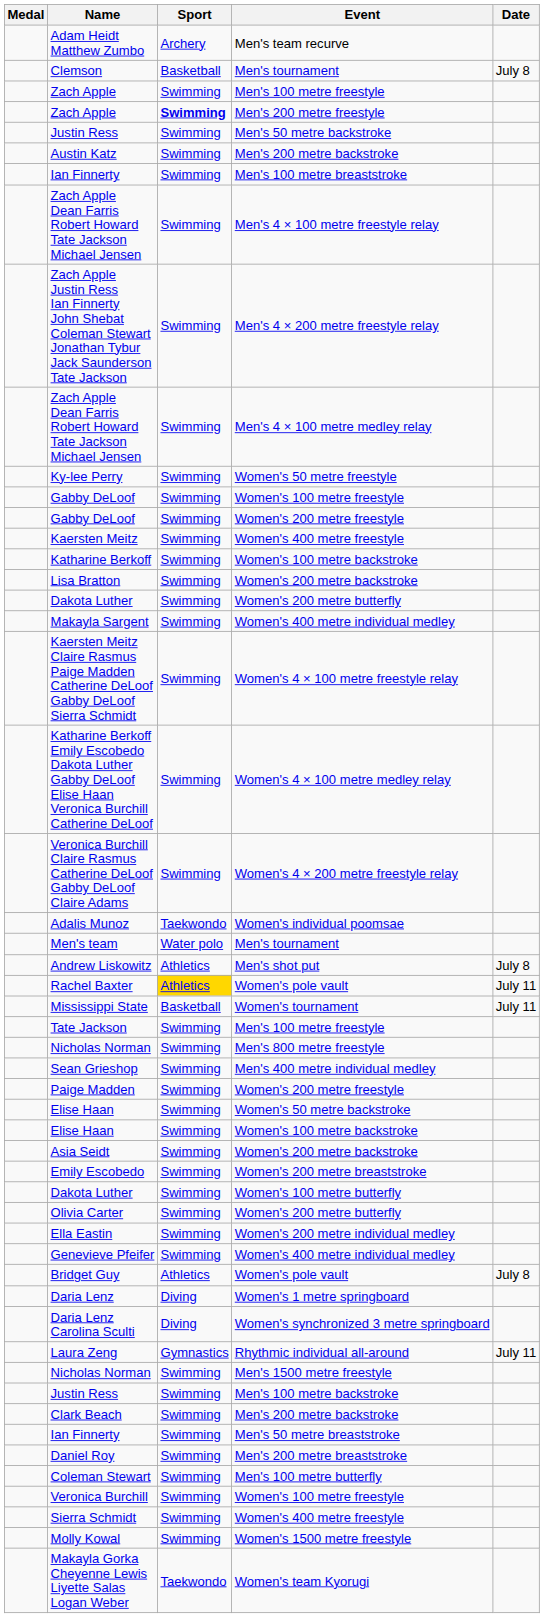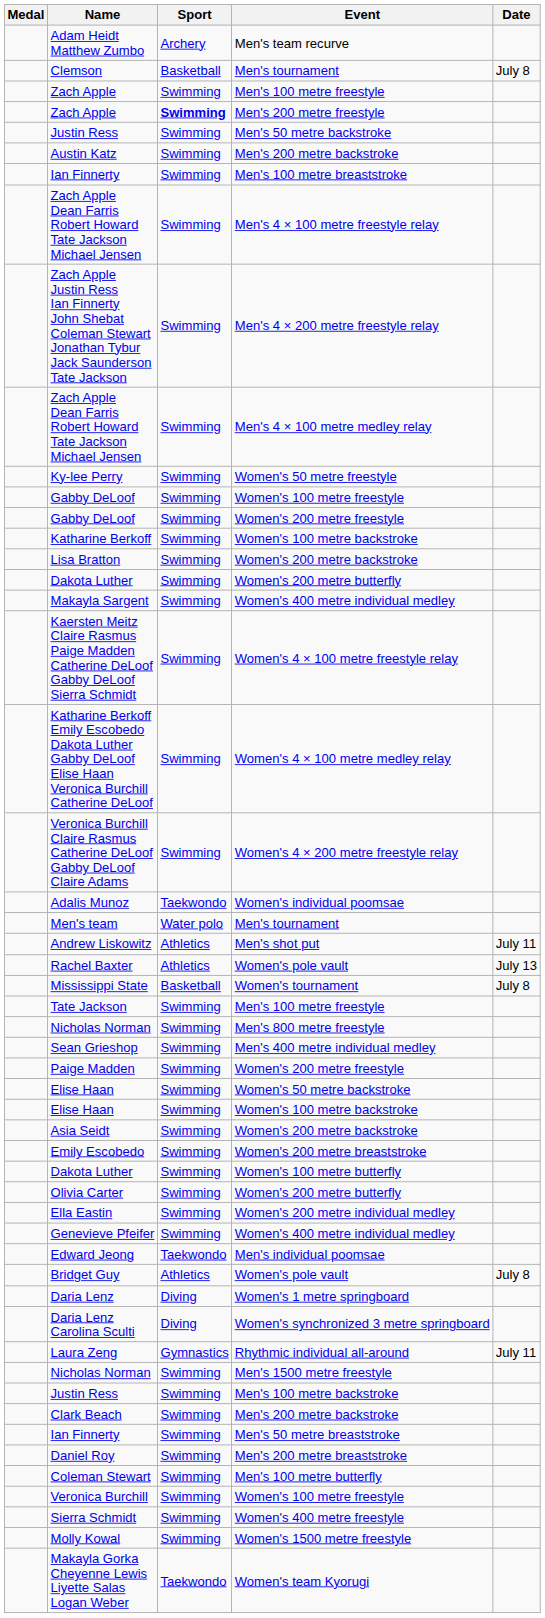- row: (94, 539)
(513, 965) July 8 -> (516, 944) July 11
(185, 986) gold background -> (185, 965) no background
(516, 986) July 11 -> (516, 965) July 13
(516, 1006) July 11 -> (513, 986) July 8
+ row: (92, 1255)
